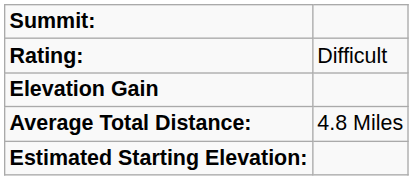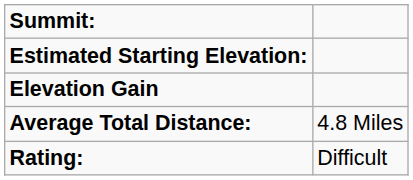rows swapped: (159, 157) <-> (47, 55)
